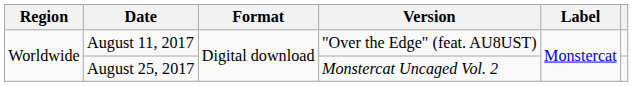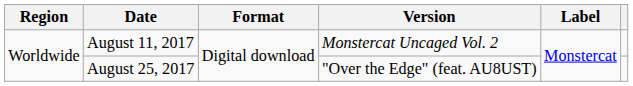(429, 42) "Over the Edge" (feat. AU8UST) -> (410, 42) Monstercat Uncaged Vol. 2
(410, 68) Monstercat Uncaged Vol. 2 -> (429, 68) "Over the Edge" (feat. AU8UST)
